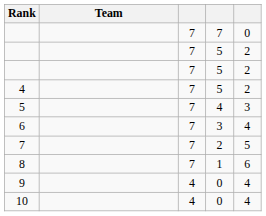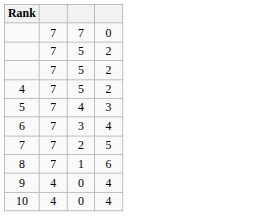- column: (109, 13)
